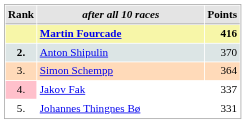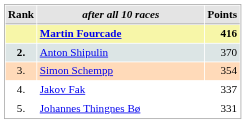(229, 71) 364 -> (229, 71) 354
(21, 89) pink background -> (21, 89) no background
